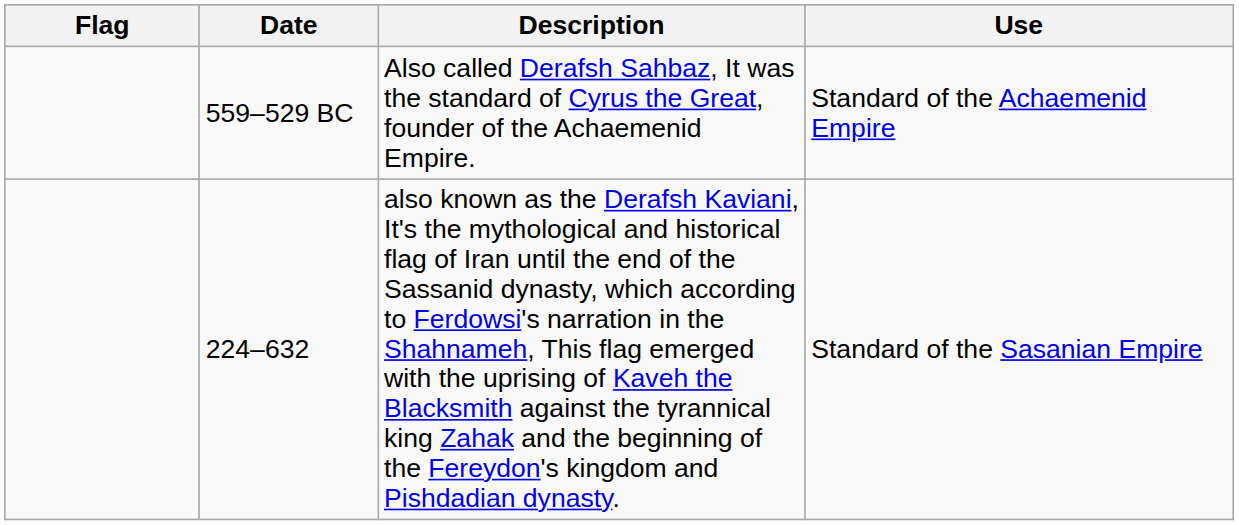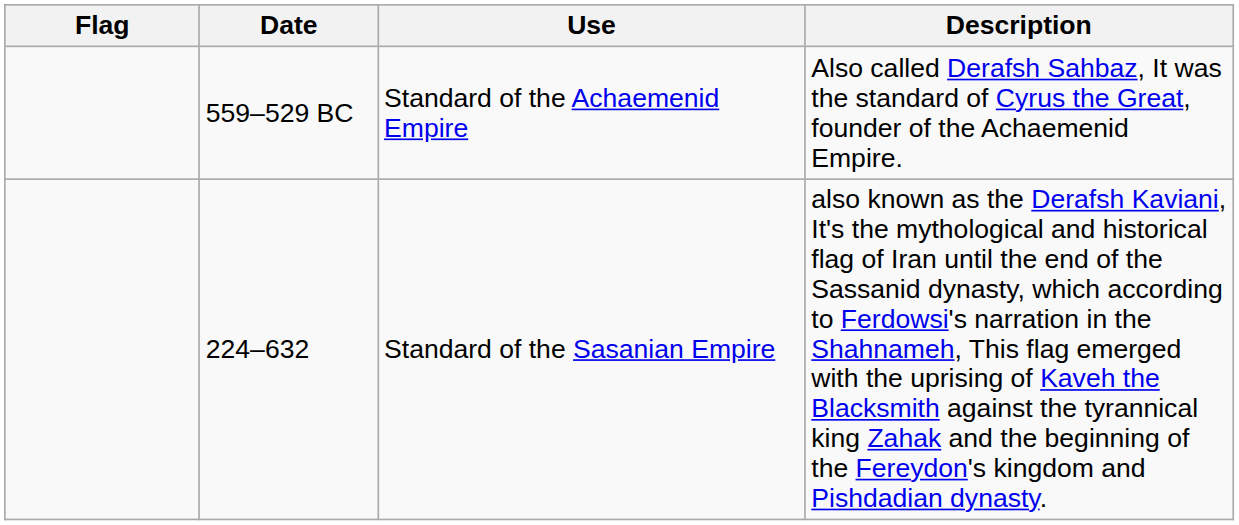columns swapped: (1019, 25) <-> (592, 25)
